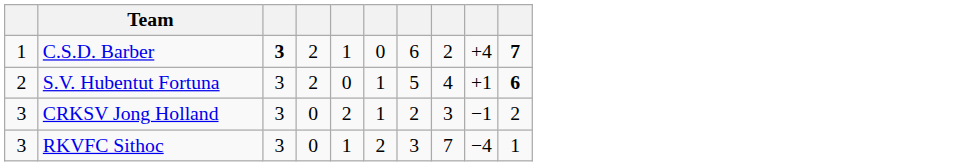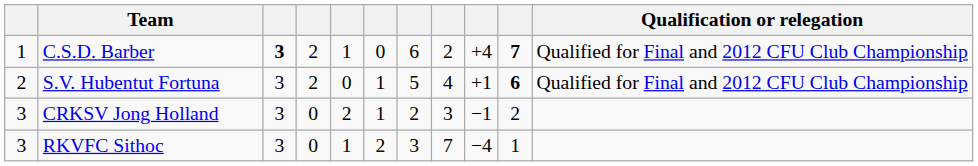+ column: (752, 20)
